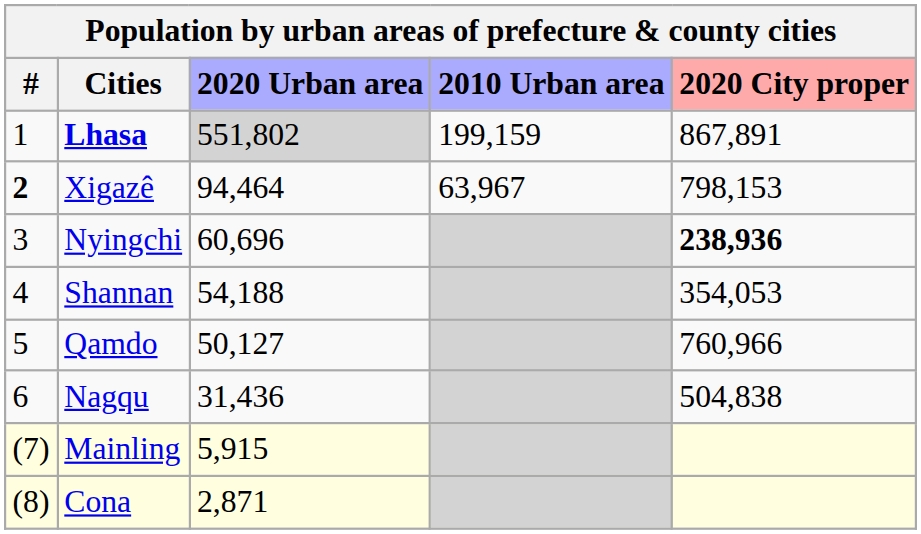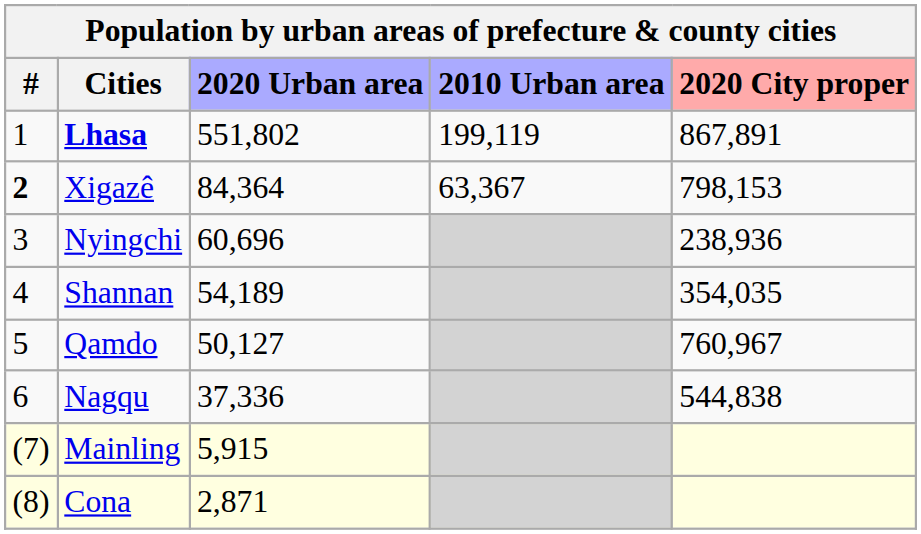(248, 135) lightgrey background -> (248, 135) no background
(490, 135) 199,159 -> (489, 135) 199,119
(241, 187) 94,464 -> (241, 187) 84,364
(482, 187) 63,967 -> (482, 187) 63,367
(731, 240) bold -> (731, 240) normal
(241, 292) 54,188 -> (241, 292) 54,189
(731, 292) 354,053 -> (731, 292) 354,035
(731, 344) 760,966 -> (731, 344) 760,967
(241, 396) 31,436 -> (241, 396) 37,336
(731, 396) 504,838 -> (731, 396) 544,838
